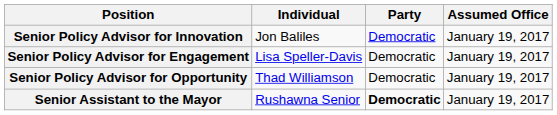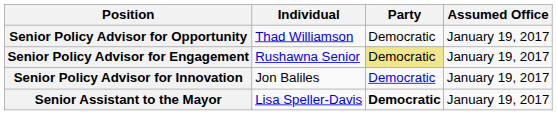rows swapped: (128, 36) <-> (128, 78)
(309, 57) Lisa Speller-Davis -> (308, 57) Rushawna Senior
(402, 57) no background -> (402, 57) khaki background
(308, 99) Rushawna Senior -> (309, 99) Lisa Speller-Davis
